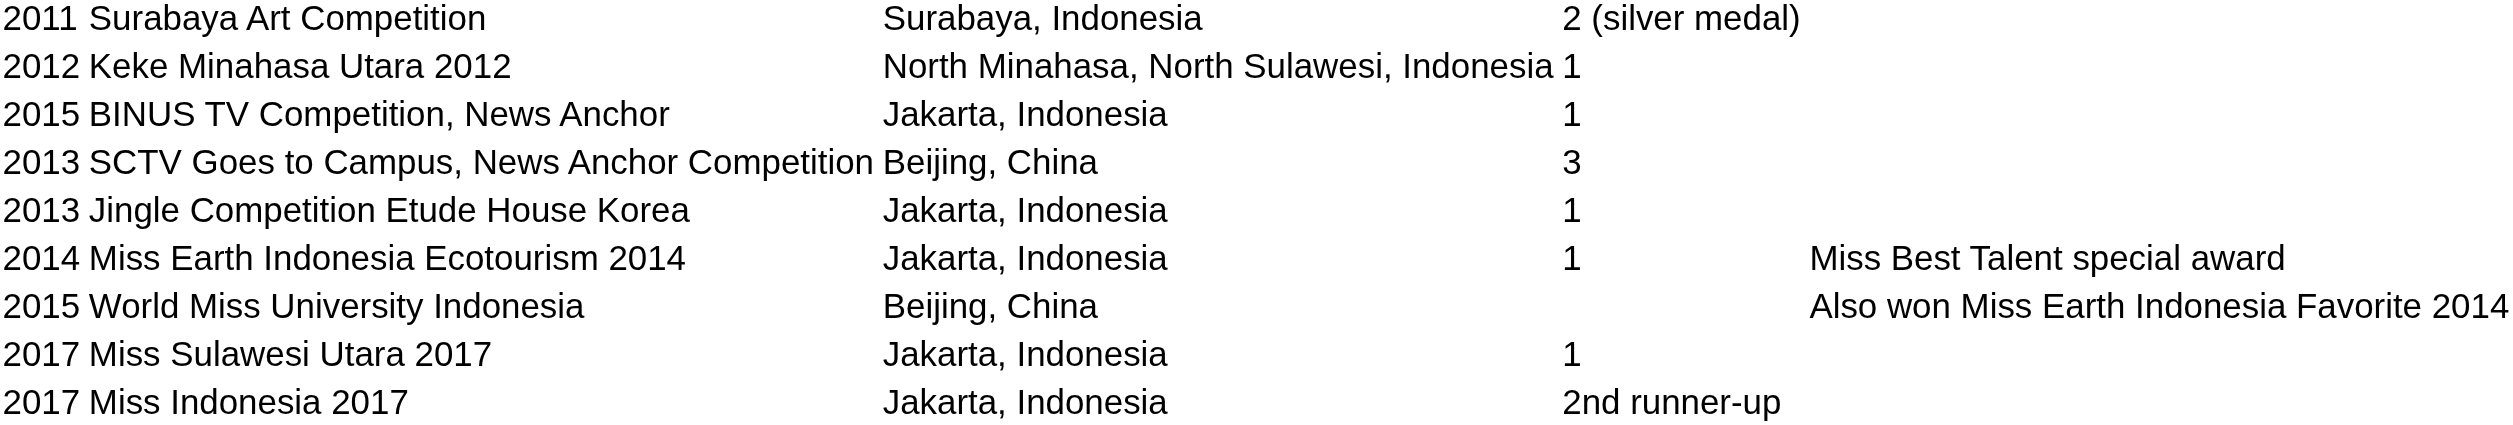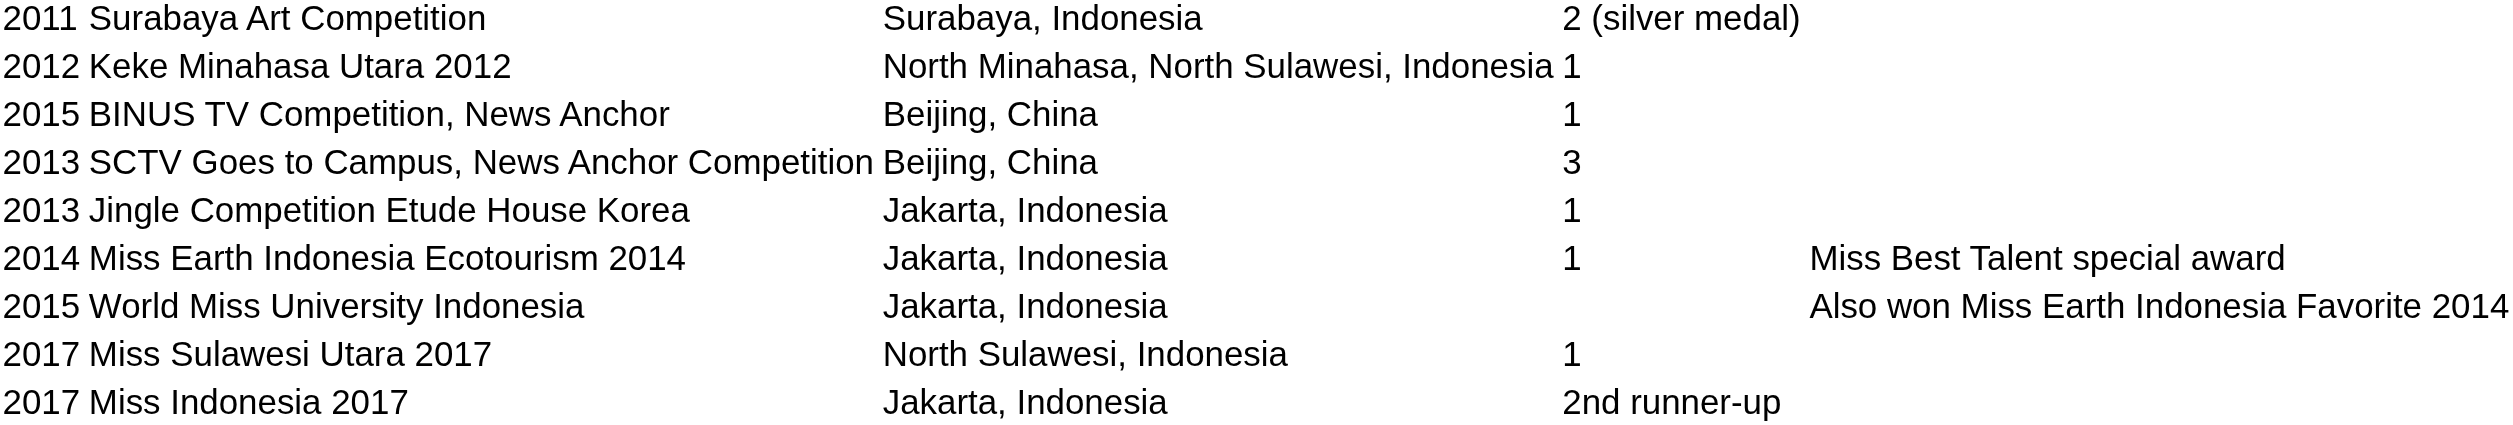(1025, 114) Jakarta, Indonesia -> (990, 114) Beijing, China
(990, 306) Beijing, China -> (1025, 306) Jakarta, Indonesia
(1025, 354) Jakarta, Indonesia -> (1085, 354) North Sulawesi, Indonesia
